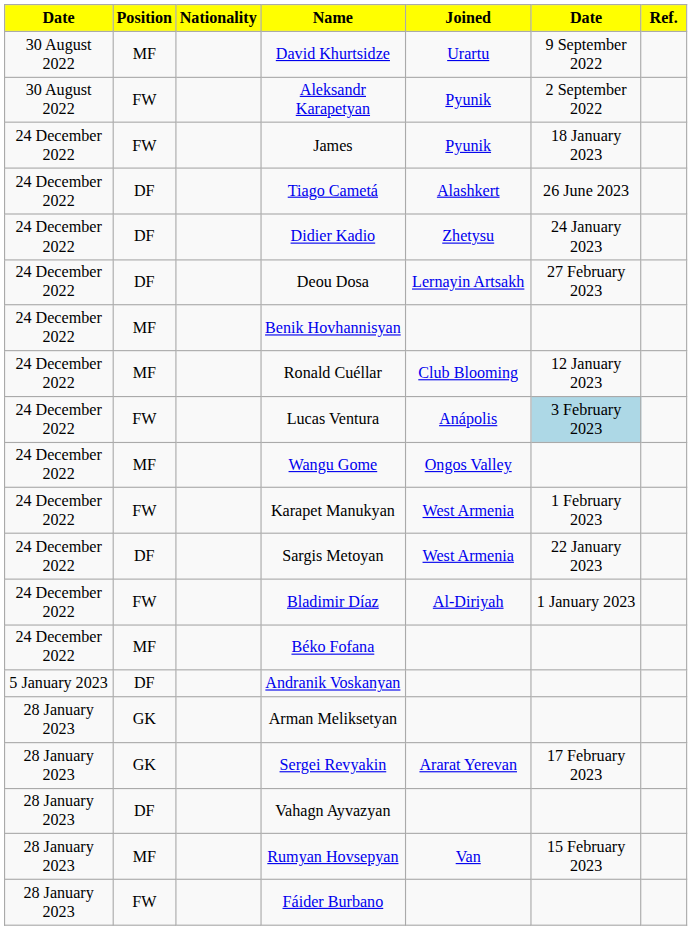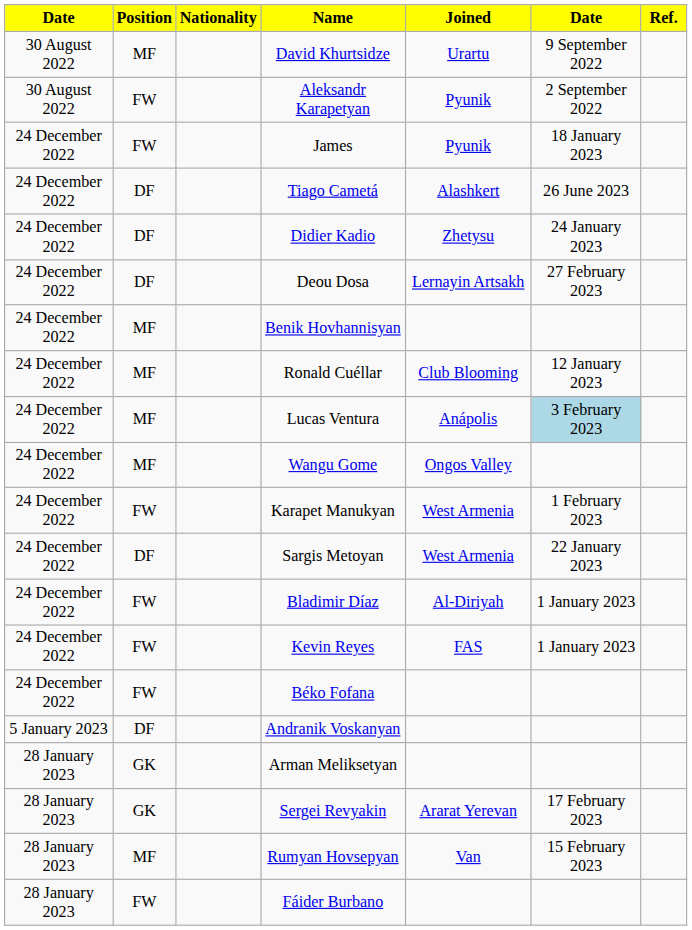(144, 419) FW -> (144, 419) MF
+ row: (333, 647)
(144, 647) MF -> (144, 693) FW
- row: (333, 811)
